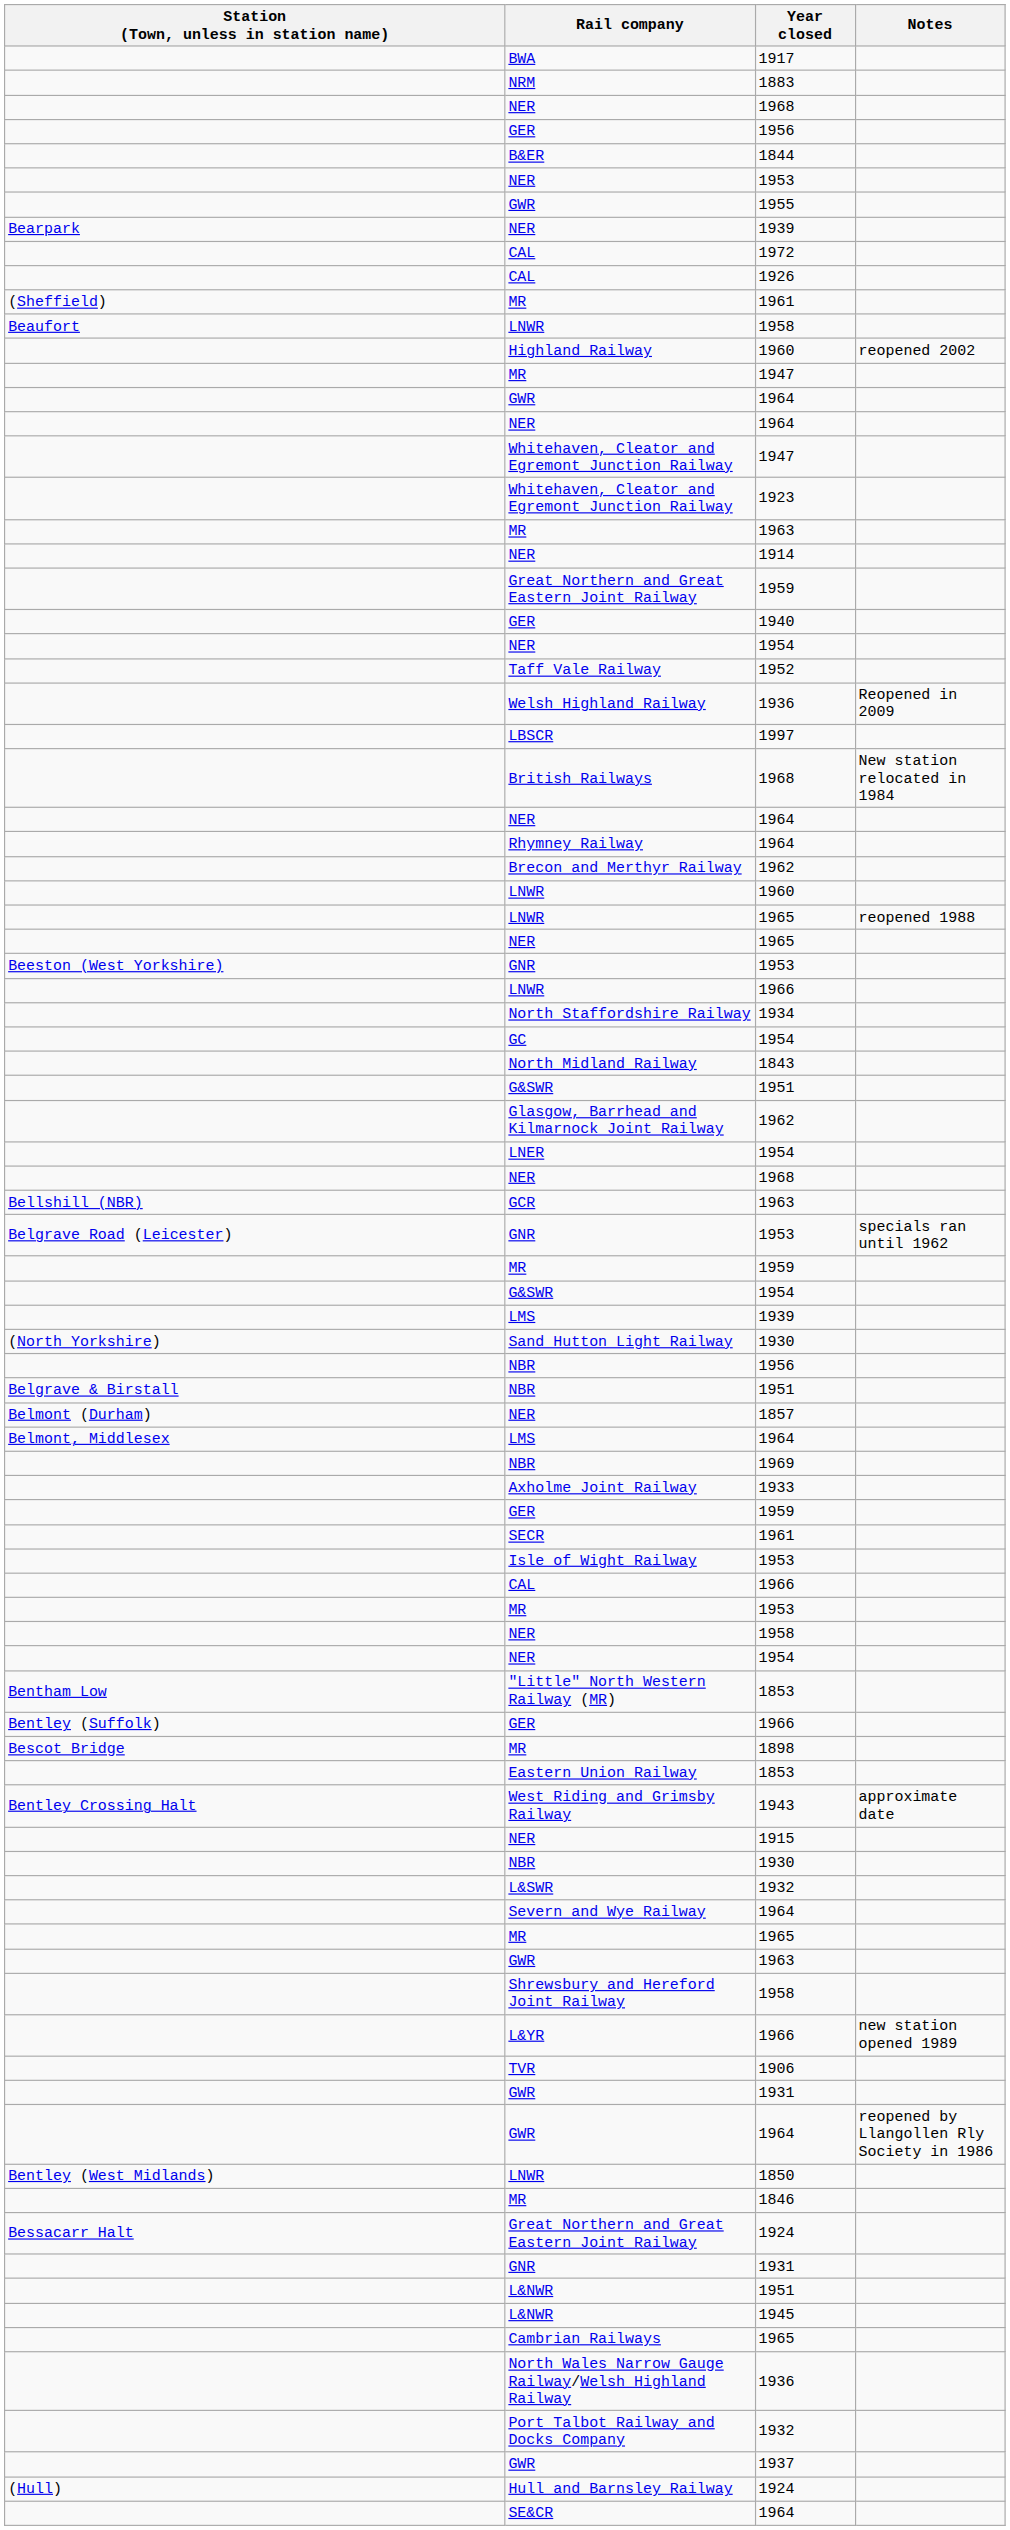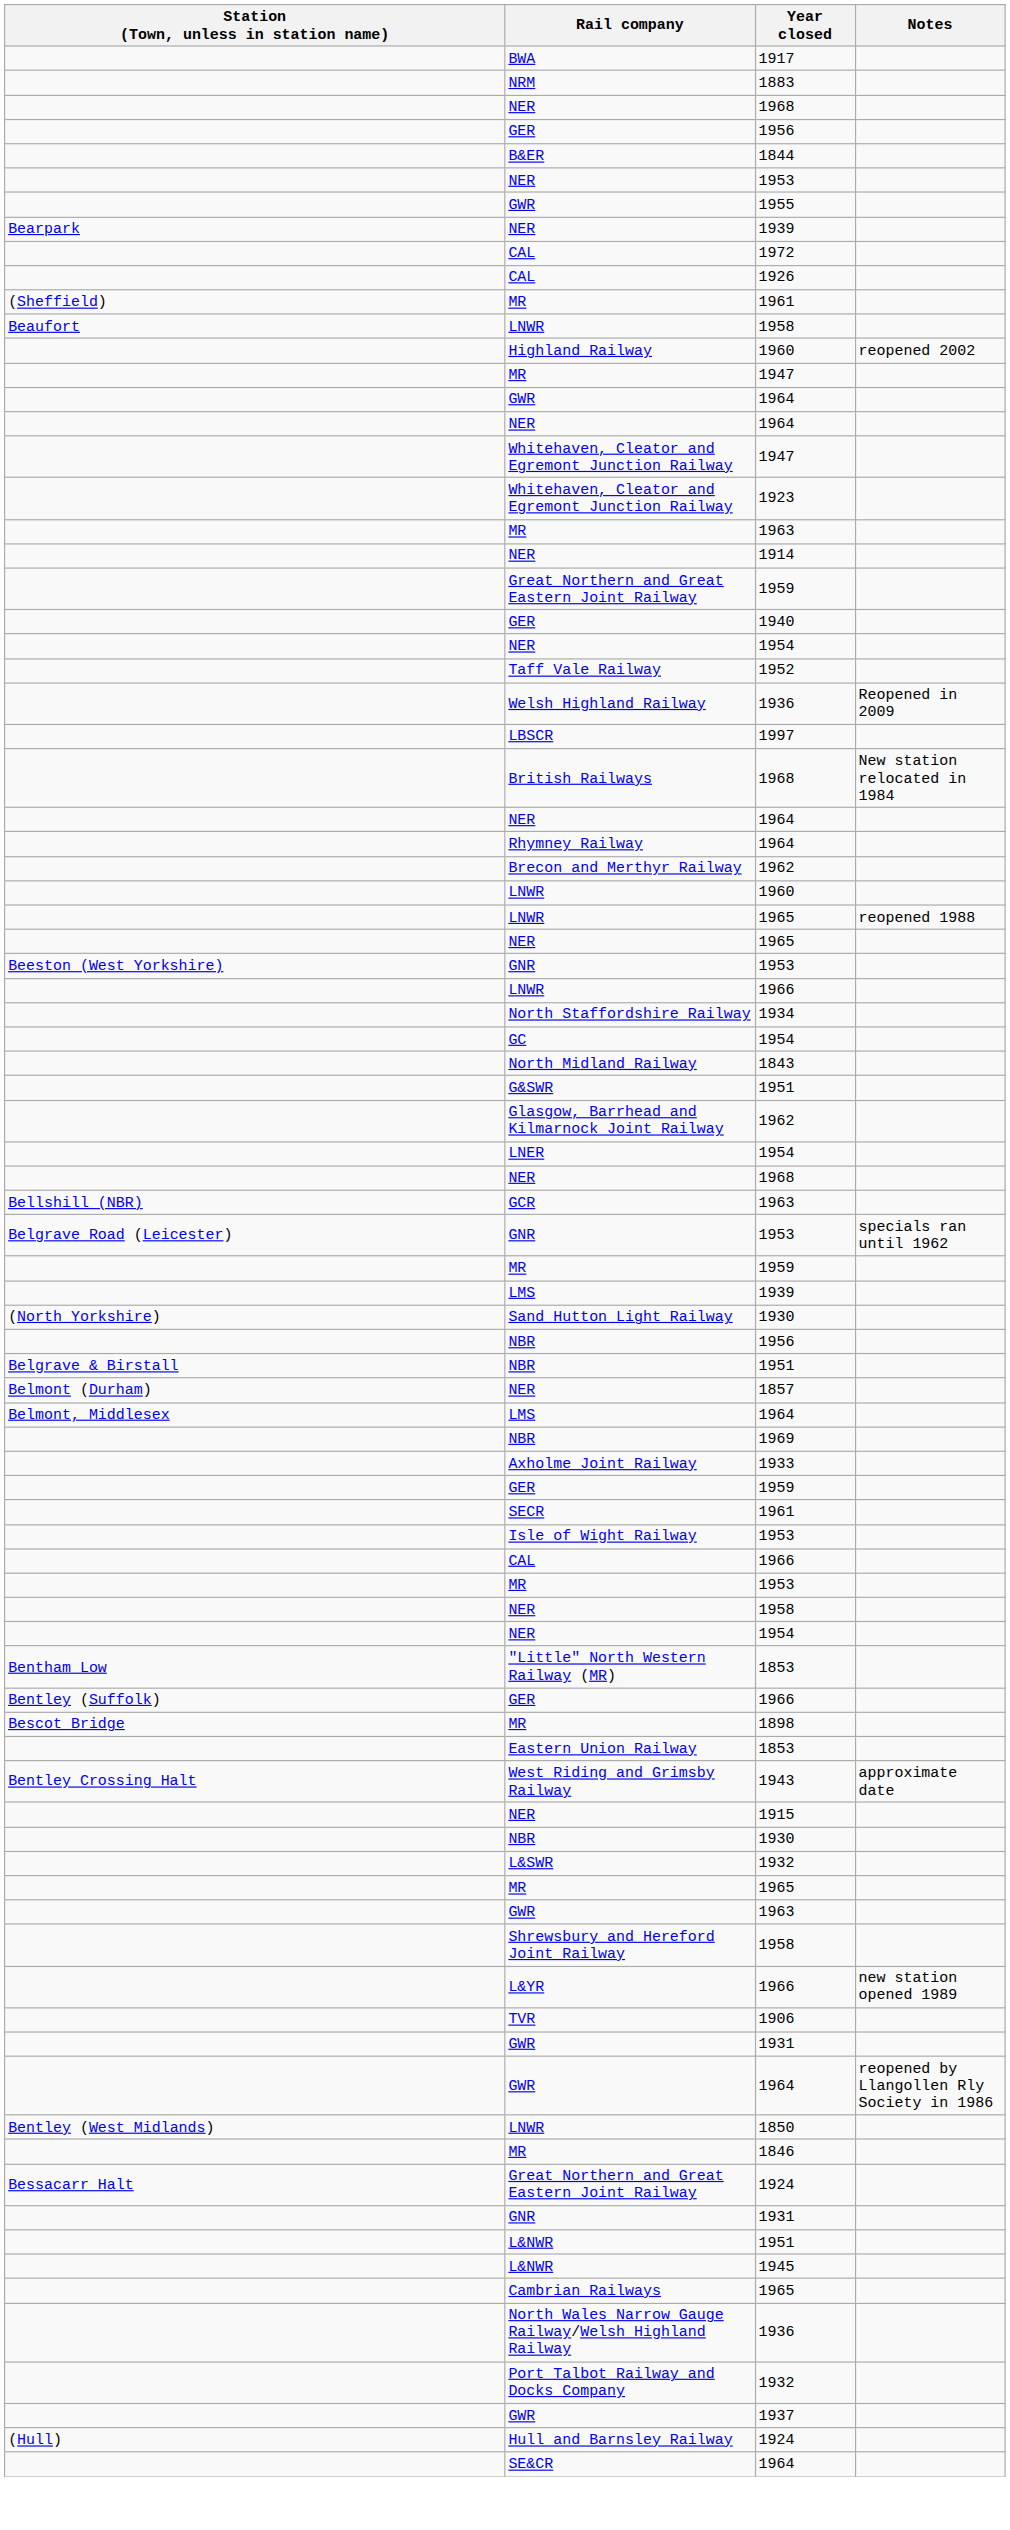- row: (531, 1293)
- row: (607, 1912)
